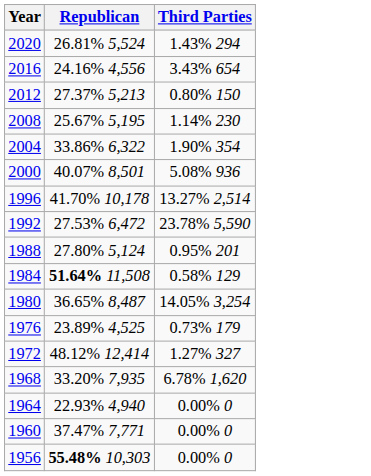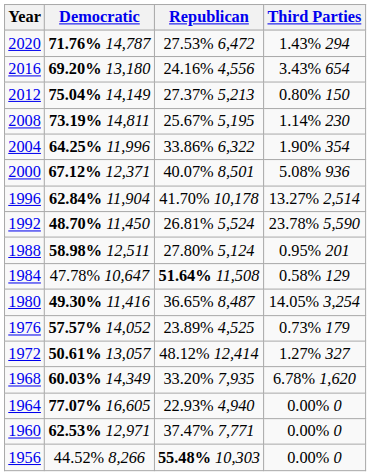+ column: (99, 17)
(99, 43) 26.81% 5,524 -> (209, 43) 27.53% 6,472
(99, 224) 27.53% 6,472 -> (209, 224) 26.81% 5,524
